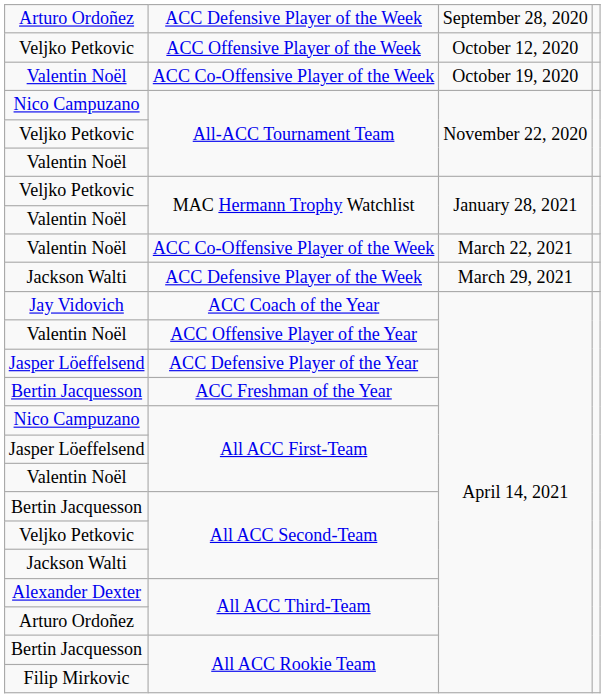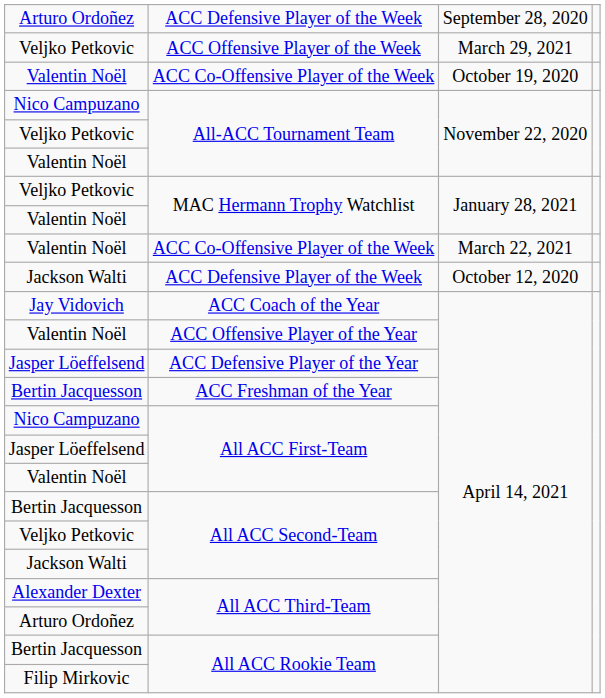(515, 47) October 12, 2020 -> (515, 47) March 29, 2021
(515, 276) March 29, 2021 -> (515, 276) October 12, 2020
